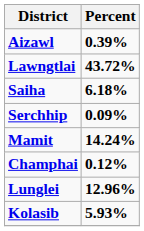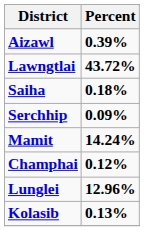(106, 90) 6.18% -> (106, 90) 0.18%
(106, 213) 5.93% -> (106, 213) 0.13%
